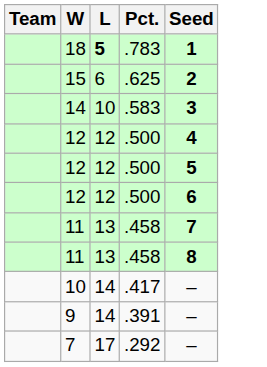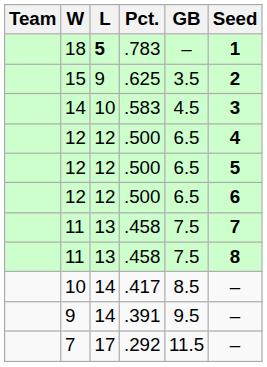+ column: (187, 19)
(100, 78) 6 -> (100, 78) 9
